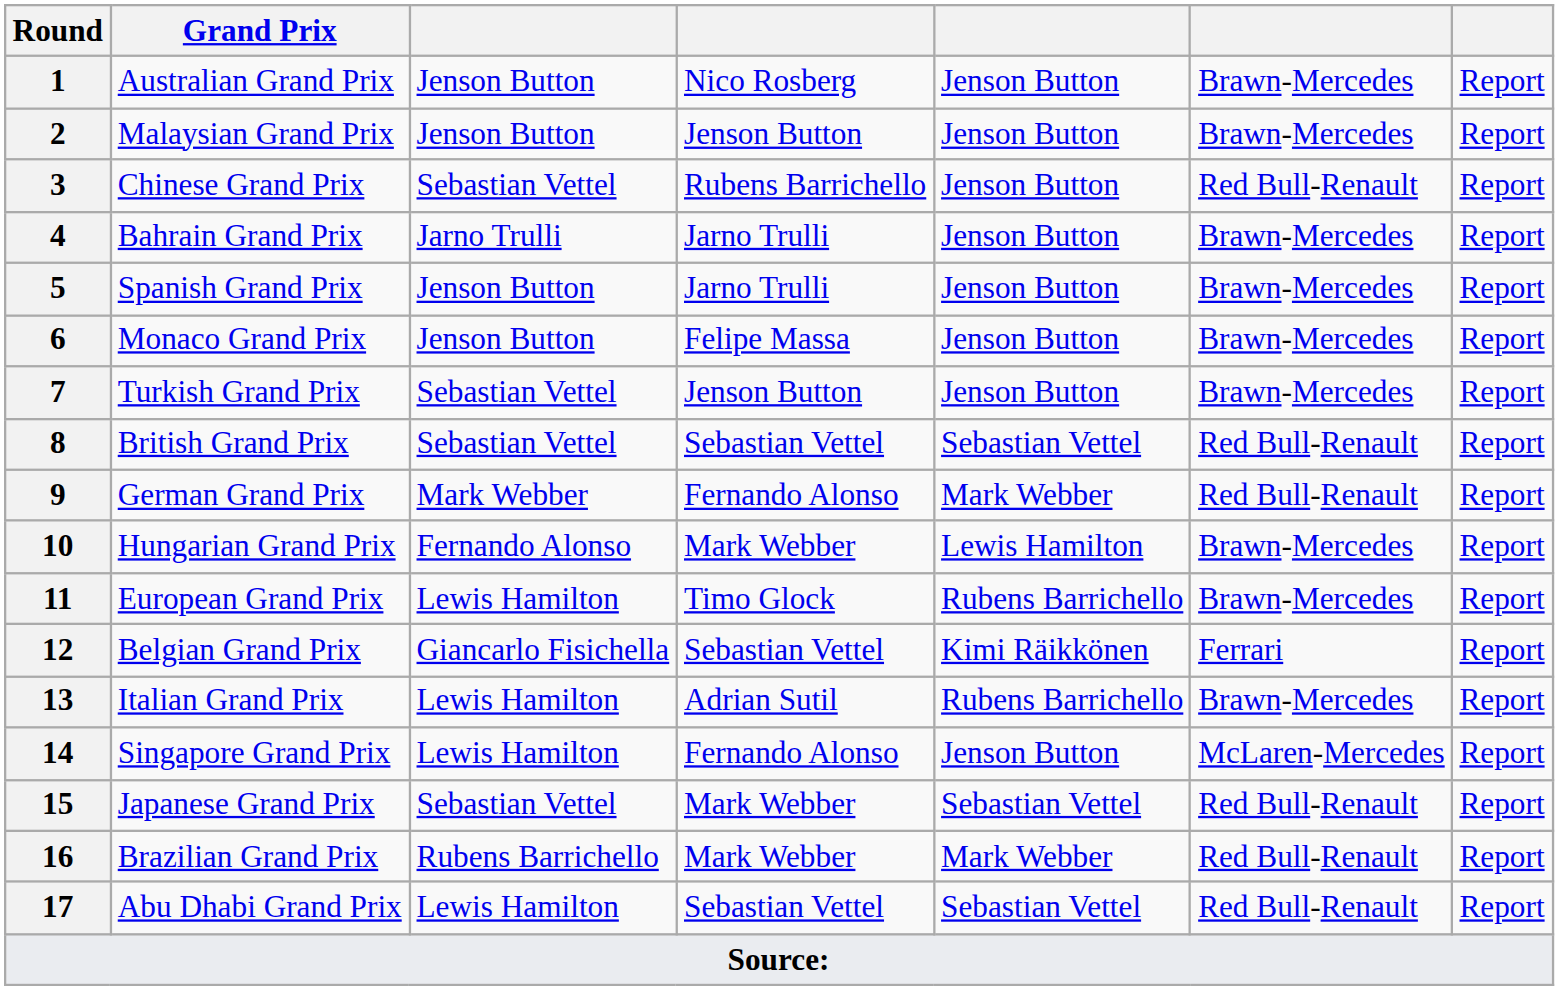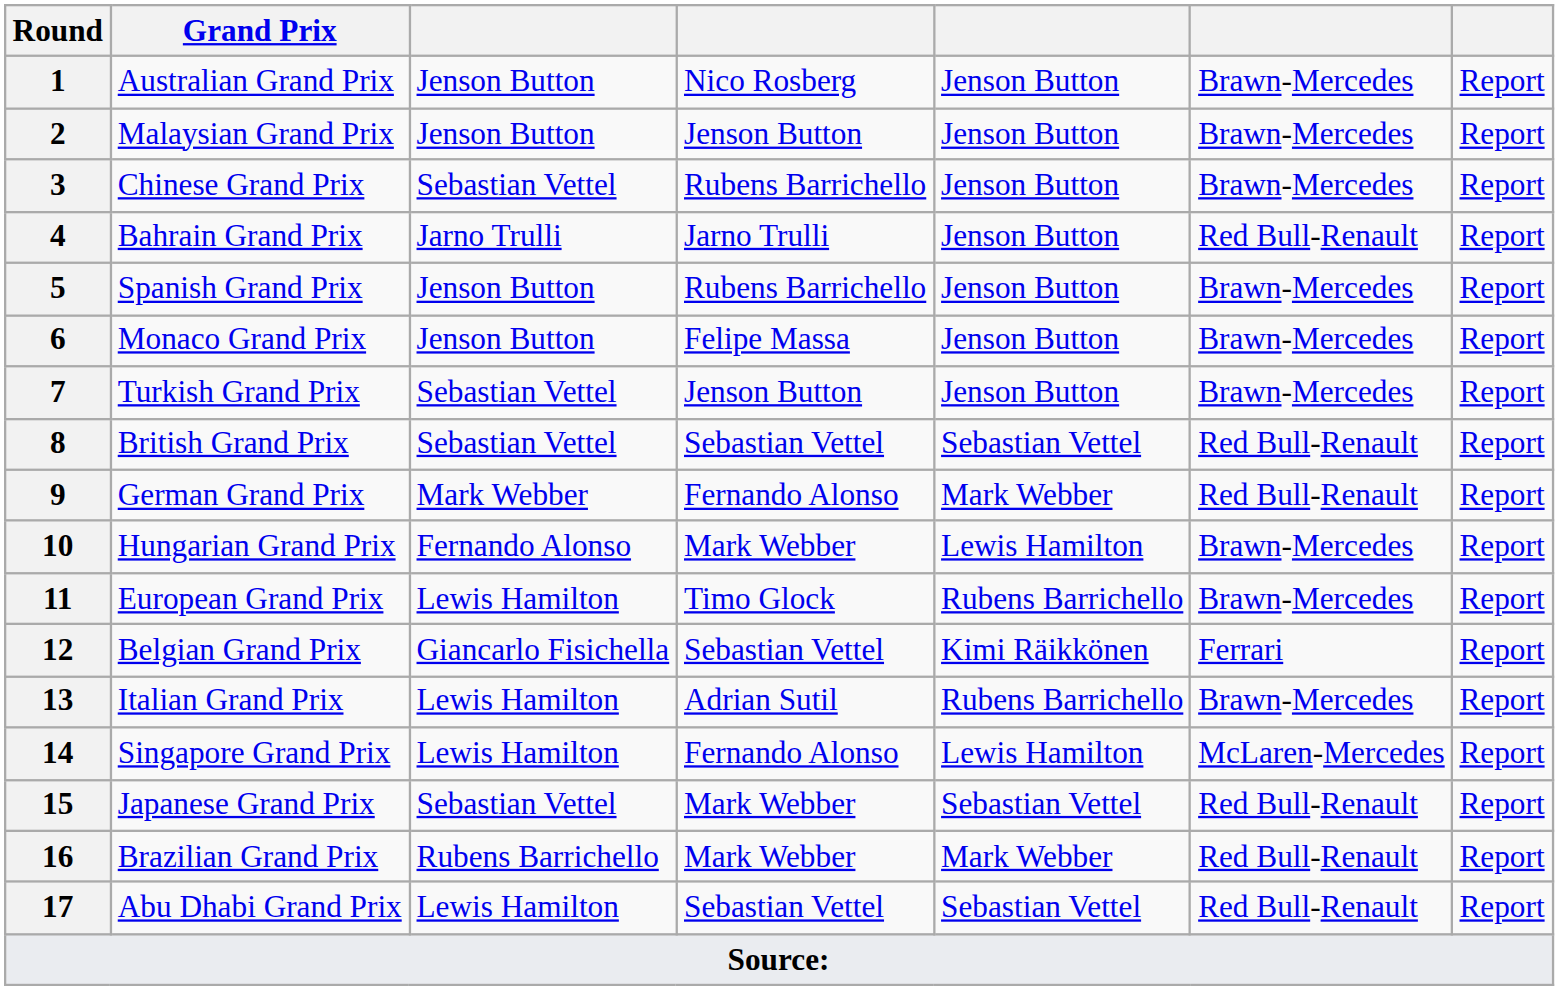(1308, 184) Red Bull-Renault -> (1306, 184) Brawn-Mercedes
(1306, 236) Brawn-Mercedes -> (1308, 236) Red Bull-Renault
(757, 287) Jarno Trulli -> (805, 287) Rubens Barrichello
(1030, 752) Jenson Button -> (1042, 752) Lewis Hamilton
